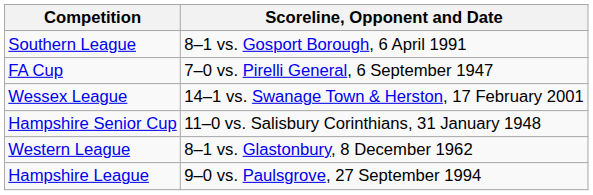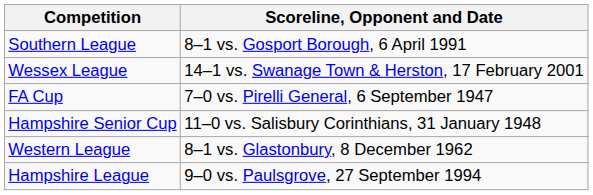rows swapped: (36, 70) <-> (68, 96)
